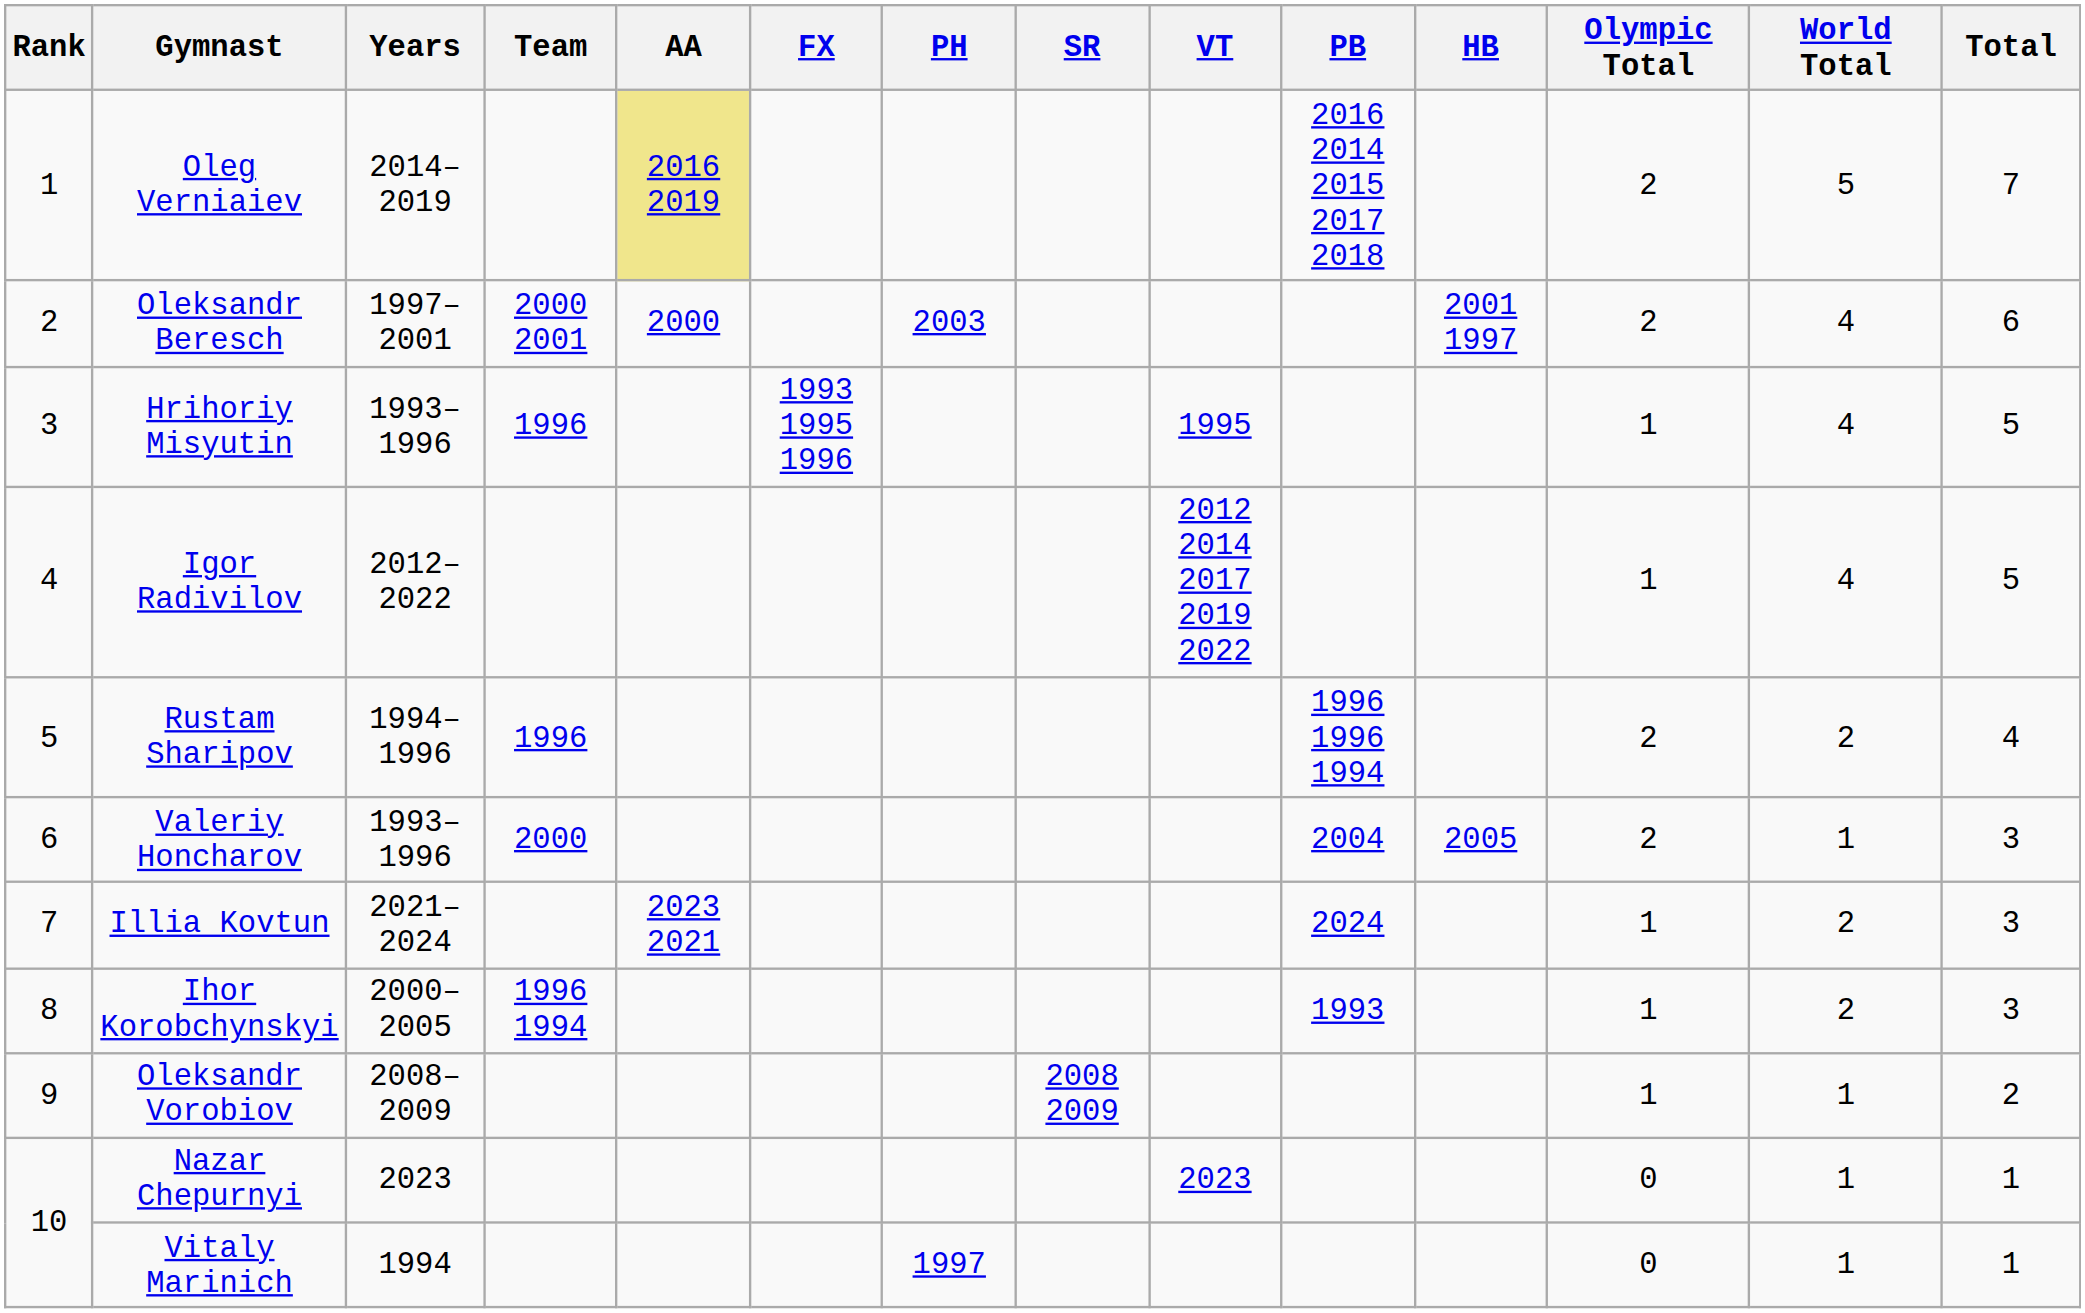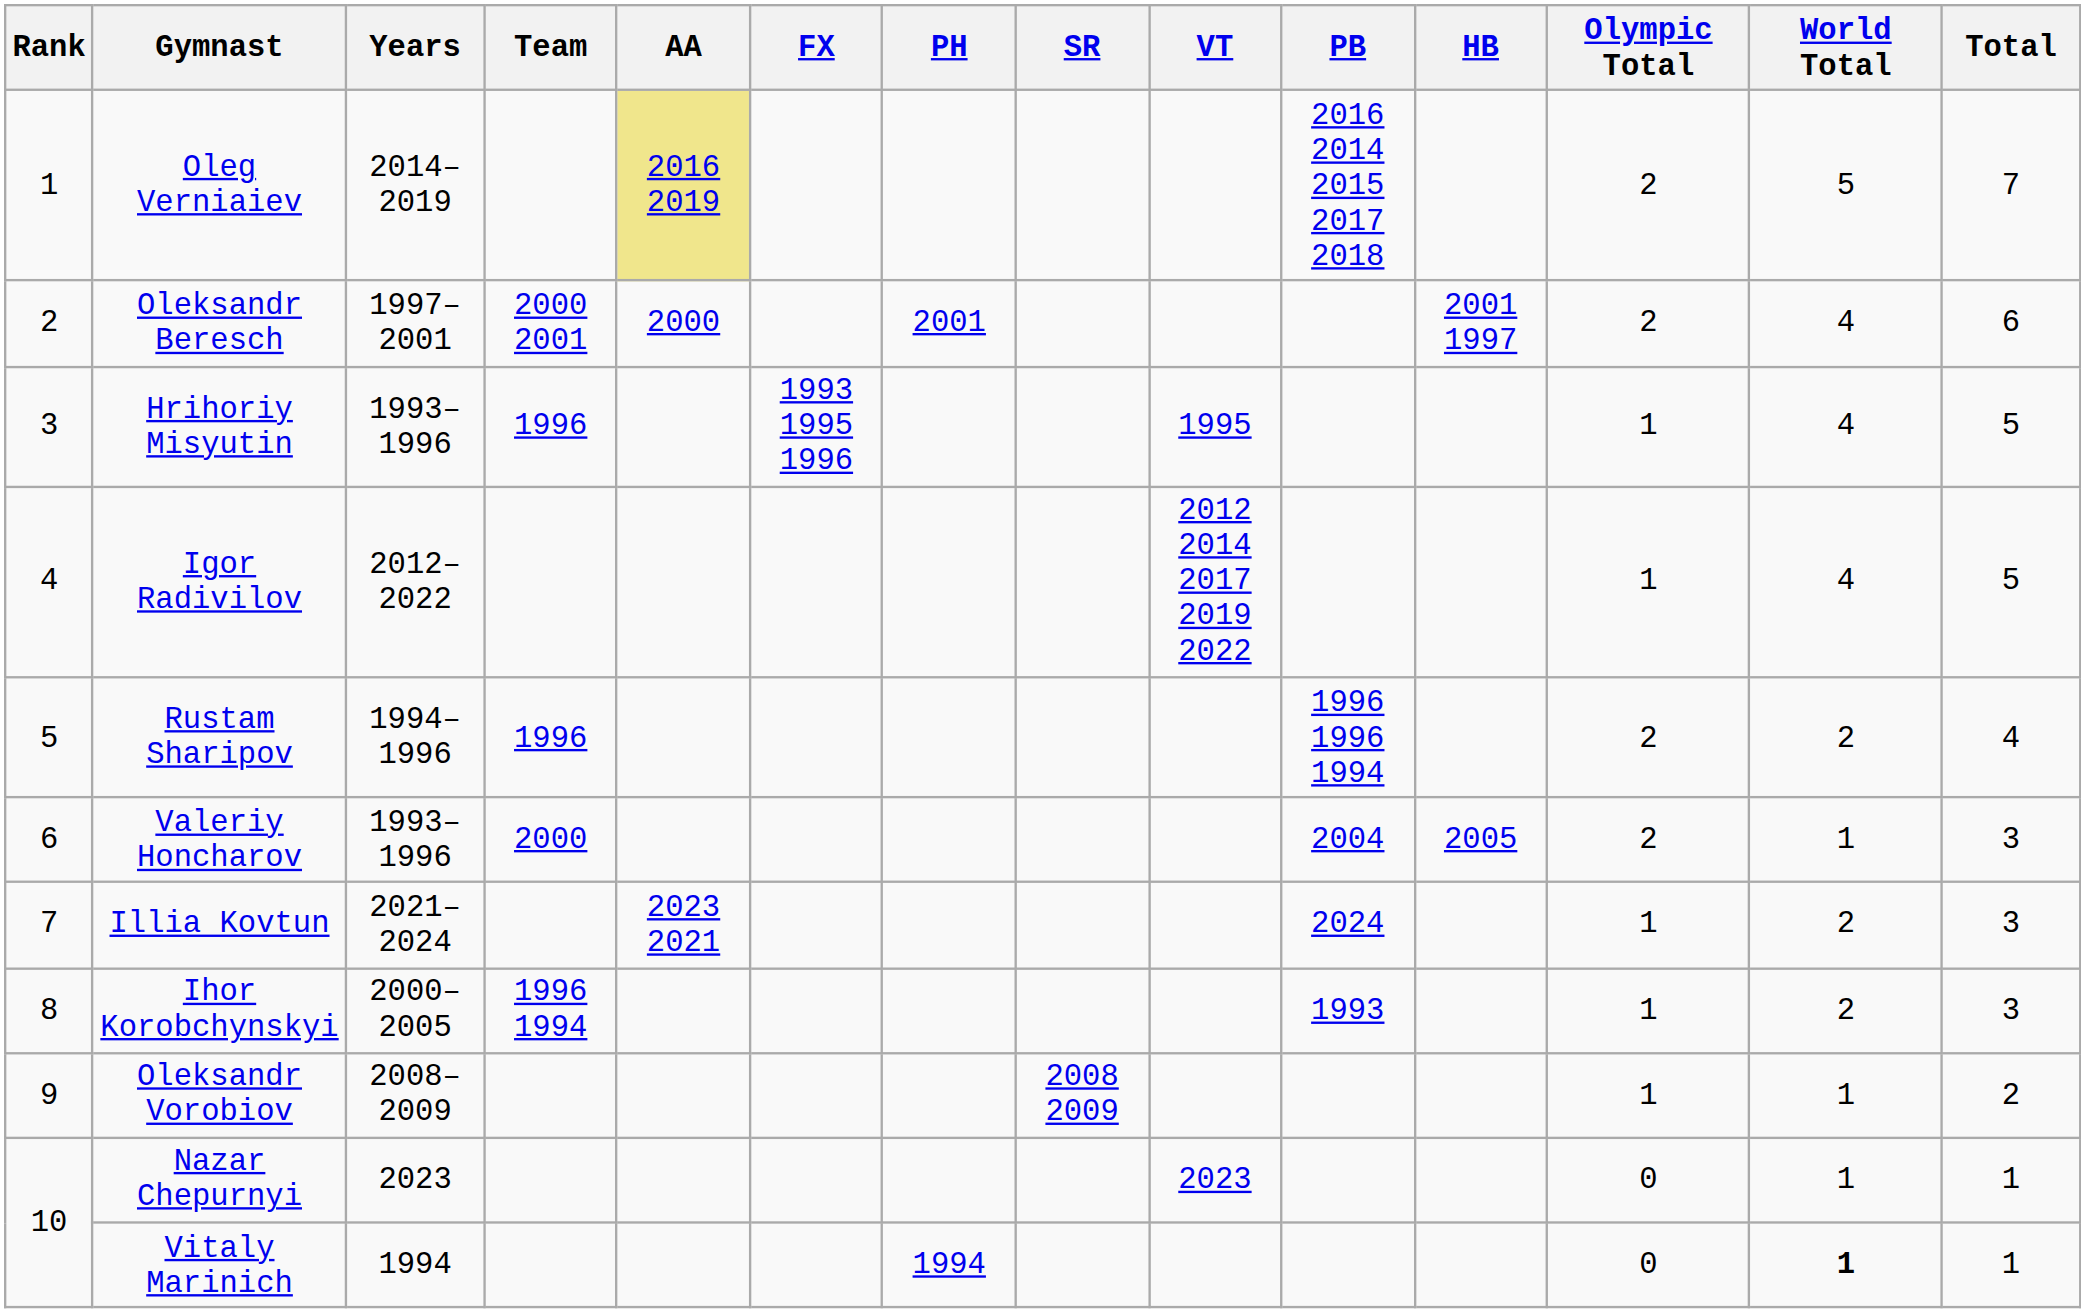(949, 324) 2003 -> (949, 324) 2001
(949, 1265) 1997 -> (949, 1265) 1994
(1846, 1265) normal -> (1846, 1265) bold
